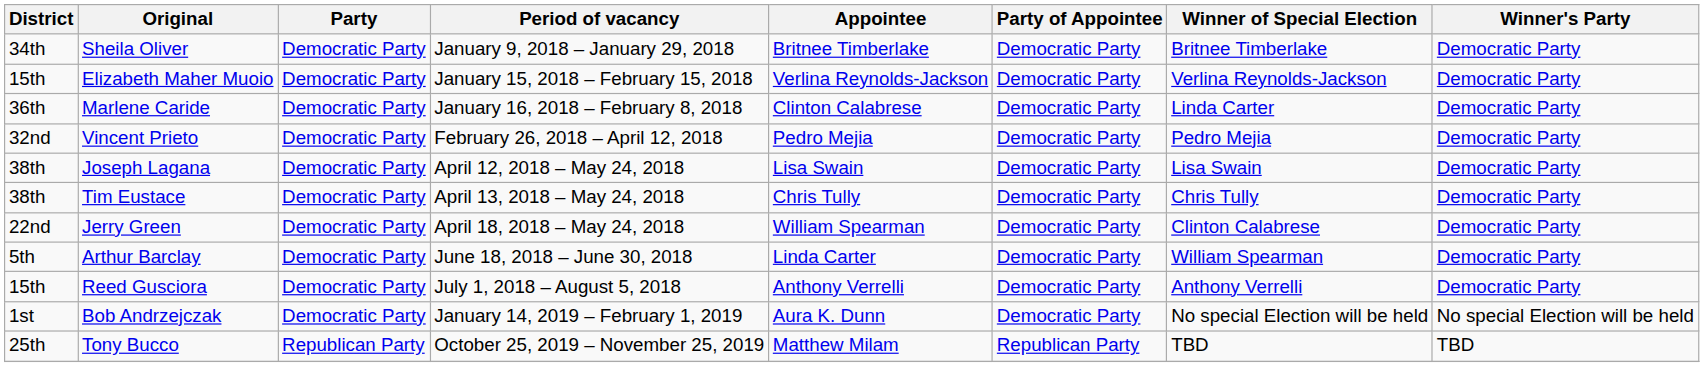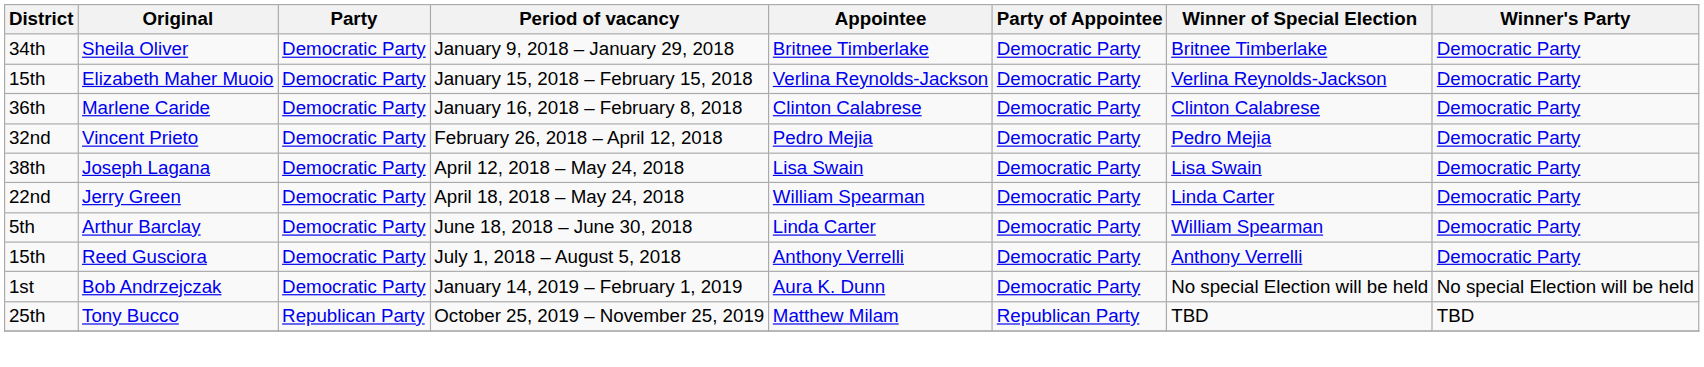(1223, 108) Linda Carter -> (1246, 108) Clinton Calabrese
- row: (134, 197)
(1246, 227) Clinton Calabrese -> (1223, 197) Linda Carter
